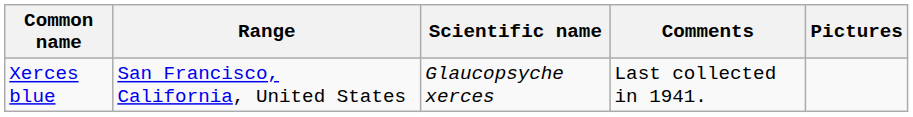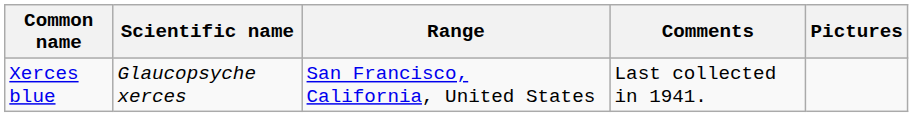columns swapped: (515, 32) <-> (267, 32)
